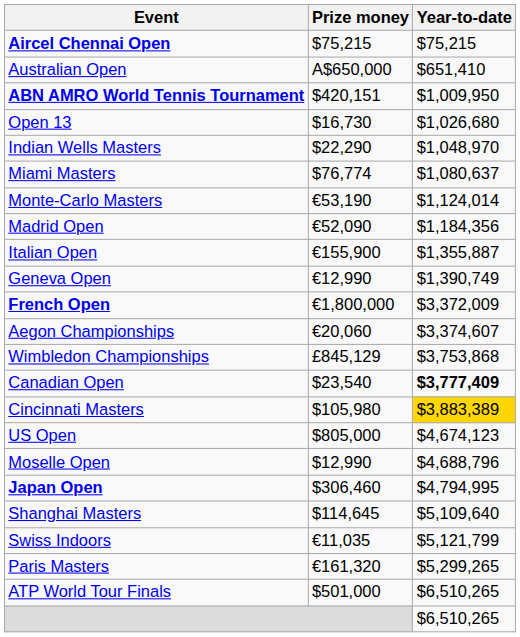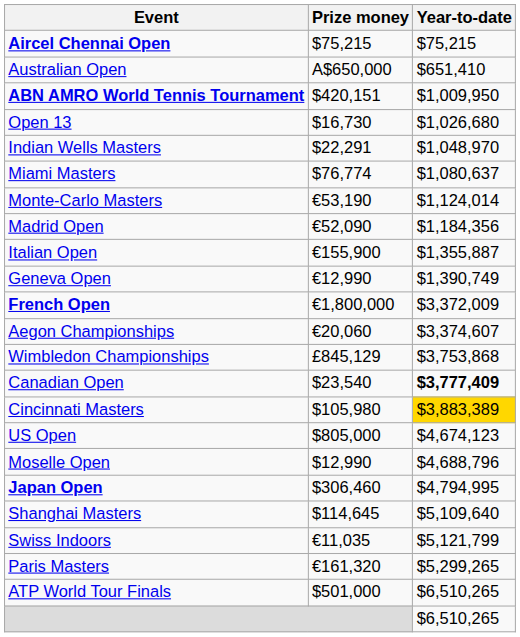(342, 148) $22,290 -> (342, 148) $22,291
